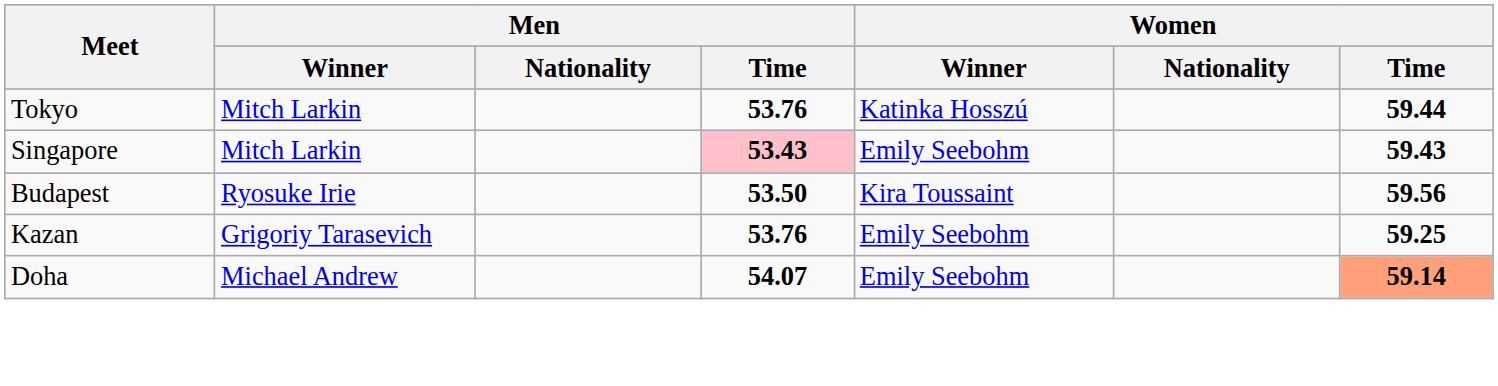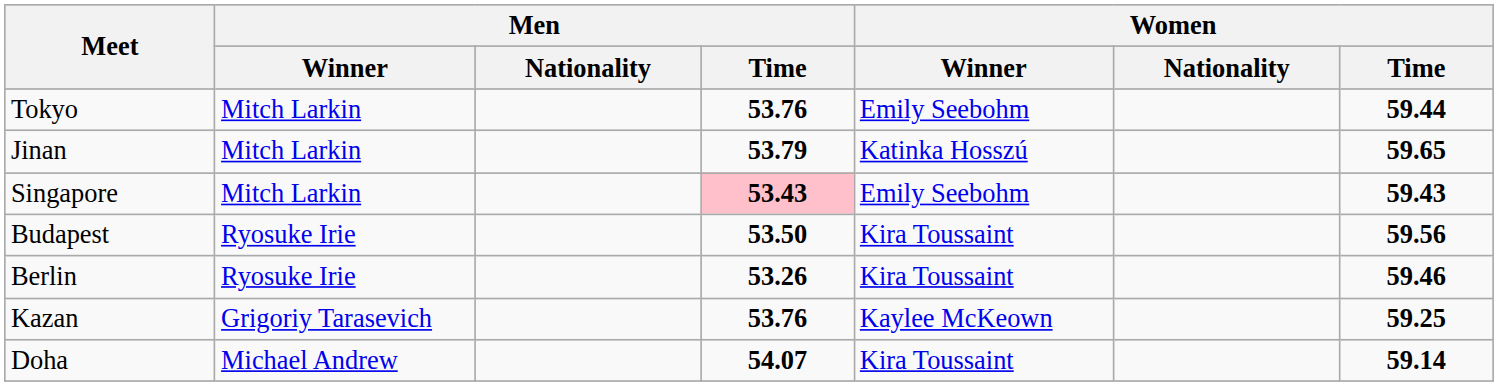(944, 109) Katinka Hosszú -> (945, 109) Emily Seebohm
+ row: (39, 151)
+ row: (44, 276)
(945, 234) Emily Seebohm -> (956, 318) Kaylee McKeown
(945, 276) Emily Seebohm -> (937, 360) Kira Toussaint
(1416, 276) lightsalmon background -> (1416, 360) no background
